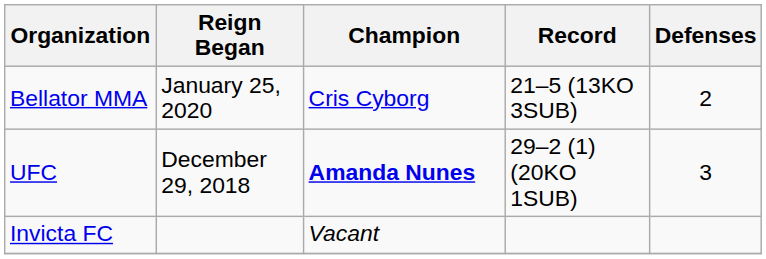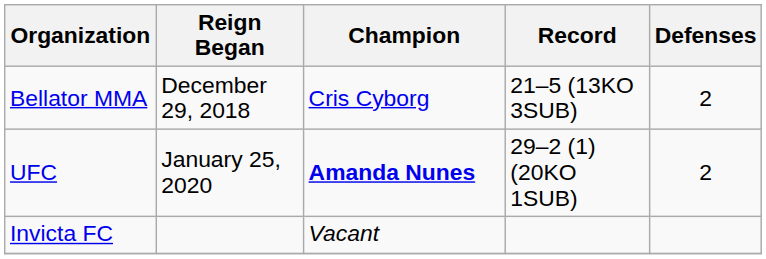(221, 97) January 25, 2020 -> (214, 97) December 29, 2018
(214, 172) December 29, 2018 -> (221, 172) January 25, 2020
(706, 172) 3 -> (706, 172) 2
